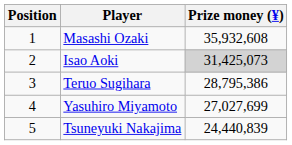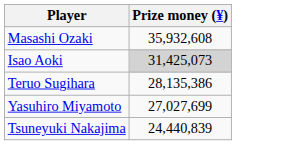- column: (32, 15)
(236, 83) 28,795,386 -> (180, 83) 28,135,386
